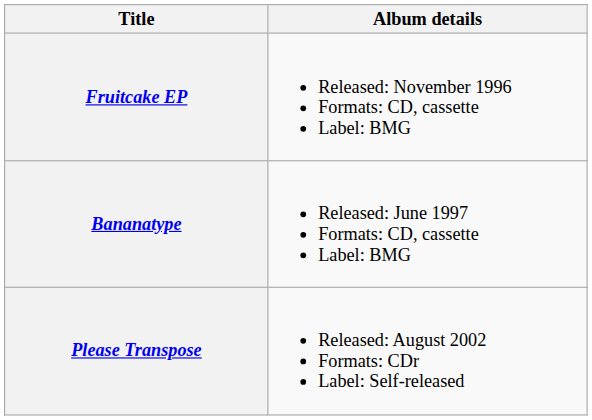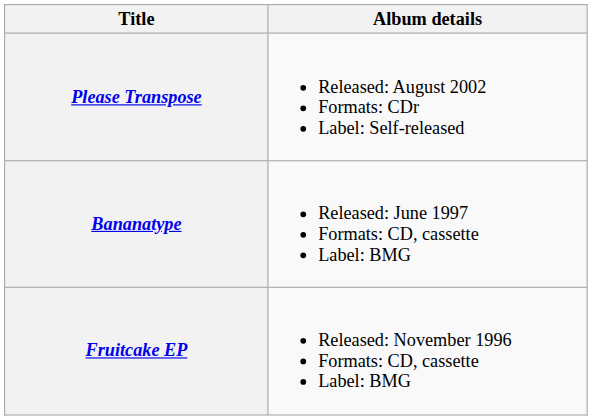rows swapped: (136, 96) <-> (136, 350)
